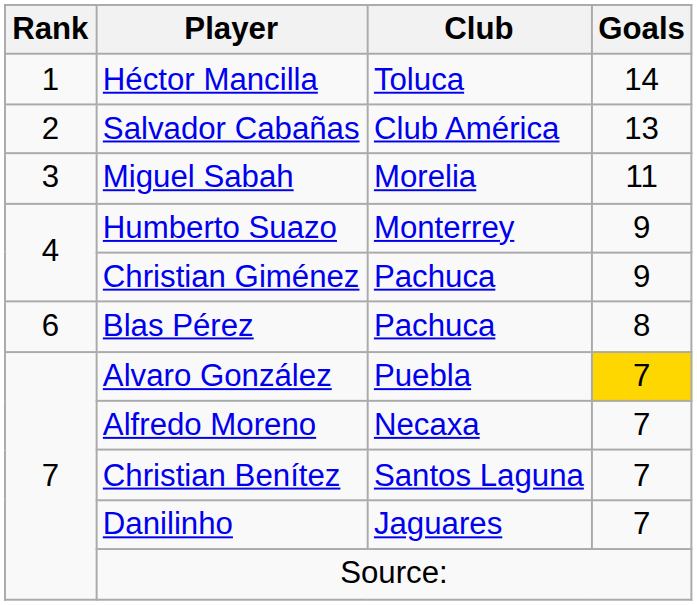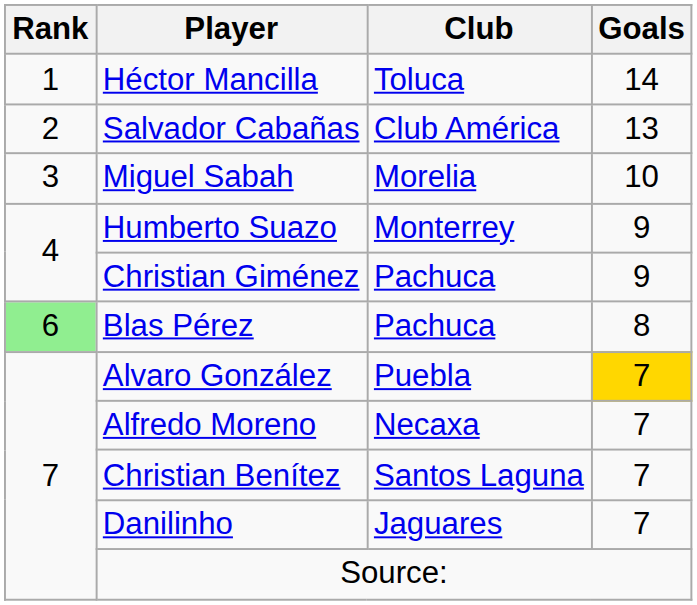(642, 177) 11 -> (642, 177) 10
(50, 326) no background -> (50, 326) lightgreen background
